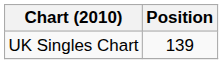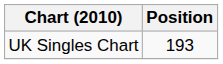(180, 44) 139 -> (180, 44) 193
